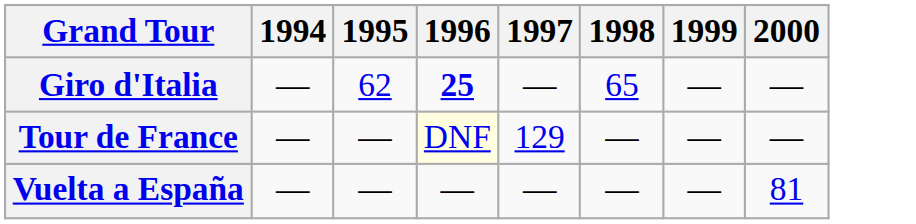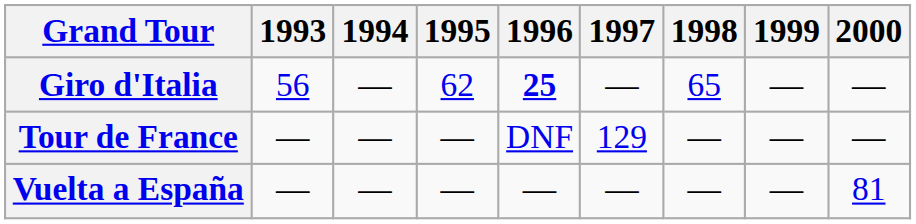+ column: (293, 31)
(457, 137) lightyellow background -> (540, 137) no background
